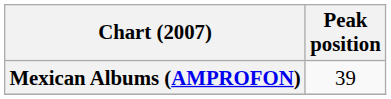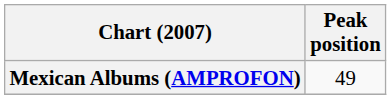(345, 77) 39 -> (345, 77) 49
